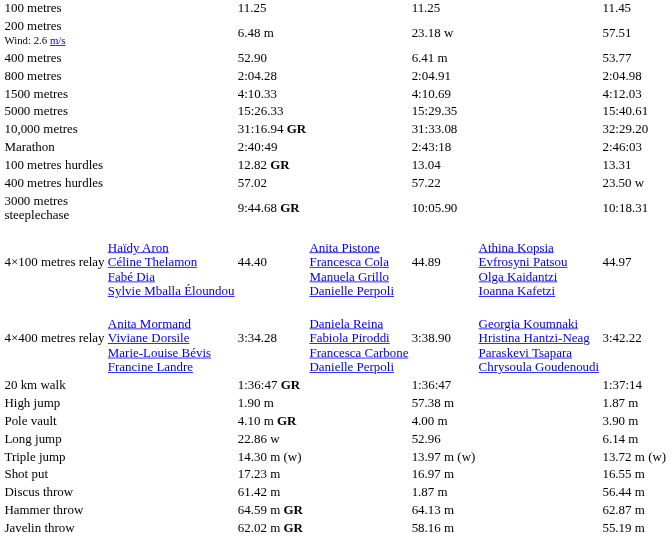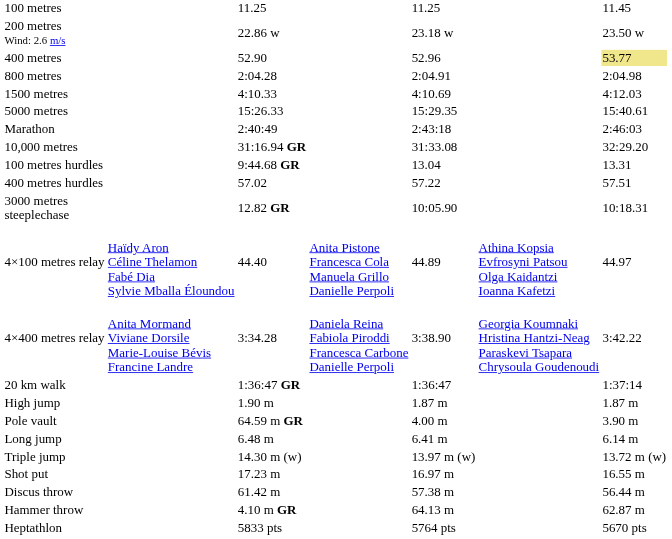(256, 32) 6.48 m -> (259, 32) 22.86 w
(617, 32) 57.51 -> (623, 32) 23.50 w
(430, 58) 6.41 m -> (426, 58) 52.96
(617, 58) no background -> (617, 58) khaki background
rows swapped: (41, 129) <-> (30, 147)
(264, 164) 12.82 GR -> (269, 164) 9:44.68 GR
(623, 182) 23.50 w -> (617, 182) 57.51
(269, 207) 9:44.68 GR -> (264, 207) 12.82 GR
(433, 403) 57.38 m -> (430, 403) 1.87 m
(267, 420) 4.10 m GR -> (270, 420) 64.59 m GR
(259, 438) 22.86 w -> (256, 438) 6.48 m
(426, 438) 52.96 -> (430, 438) 6.41 m
(430, 492) 1.87 m -> (433, 492) 57.38 m
(270, 510) 64.59 m GR -> (267, 510) 4.10 m GR
- row: (40, 527)
+ row: (33, 527)
